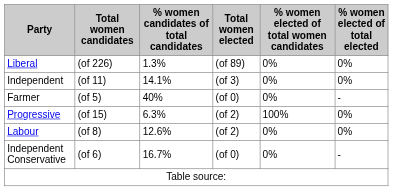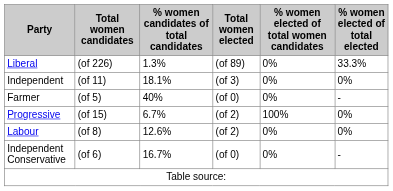(345, 64) 0% -> (352, 64) 33.3%
(157, 81) 14.1% -> (157, 81) 18.1%
(154, 115) 6.3% -> (154, 115) 6.7%
